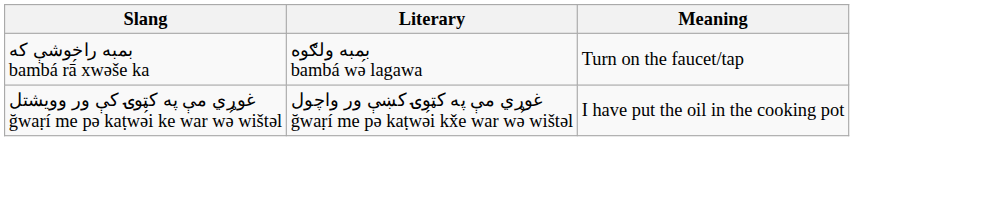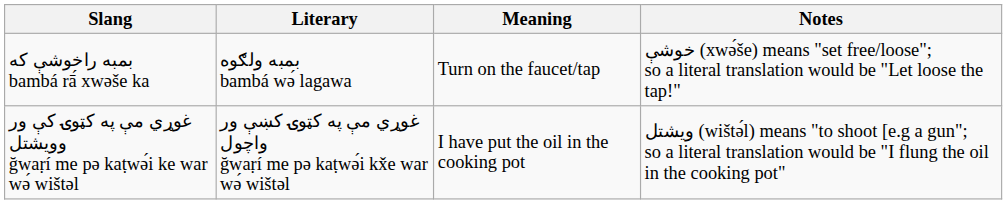+ column: (821, 19)
